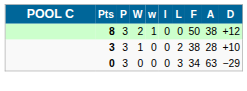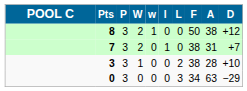+ row: (112, 47)
